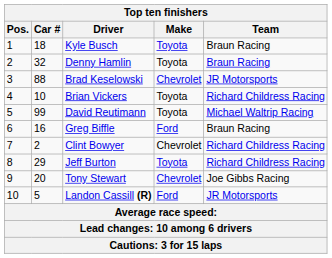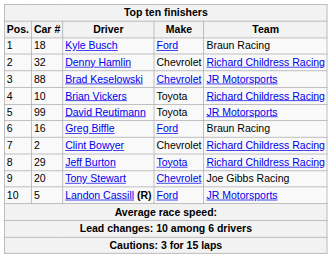(172, 46) Toyota -> (167, 46) Ford
(172, 63) Toyota -> (179, 63) Chevrolet
(238, 63) Braun Racing -> (266, 63) Richard Childress Racing
(260, 113) Michael Waltrip Racing -> (242, 113) JR Motorsports
